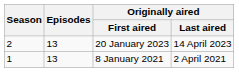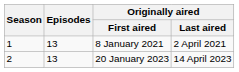rows swapped: (129, 59) <-> (132, 43)
